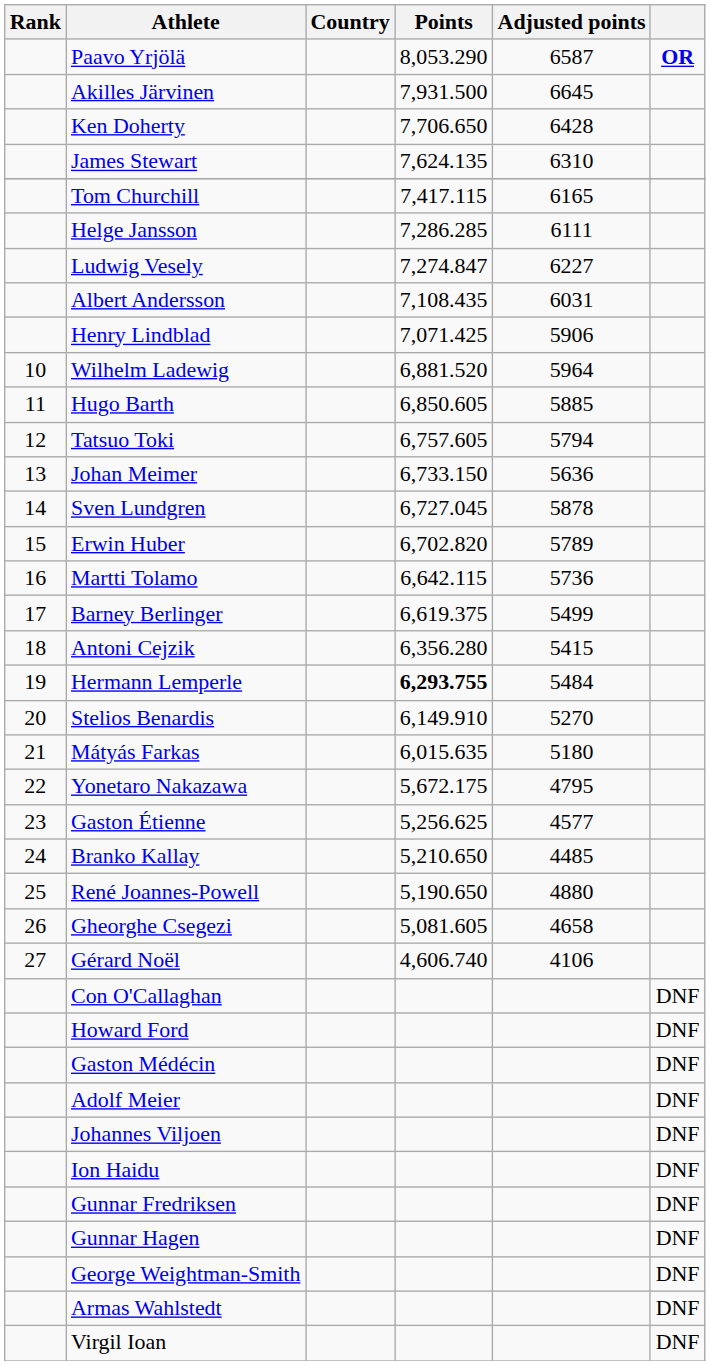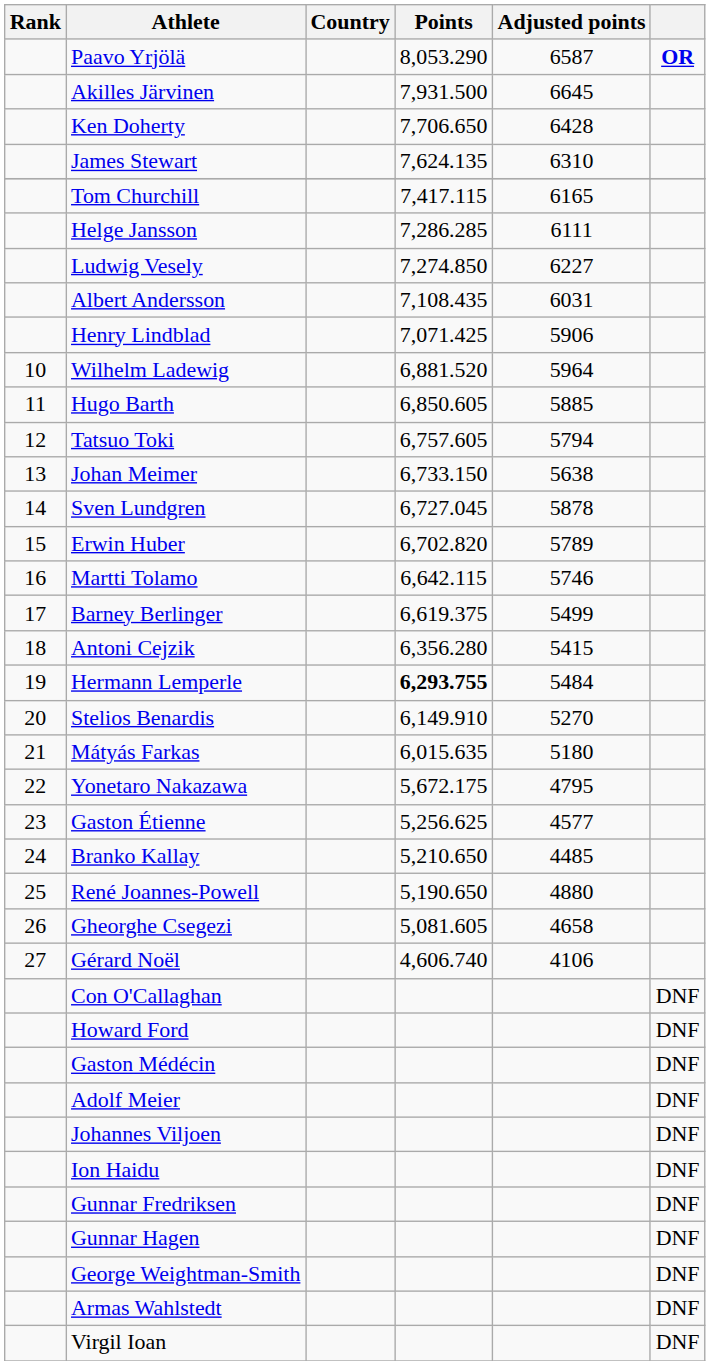(444, 265) 7,274.847 -> (444, 265) 7,274.850
(572, 473) 5636 -> (572, 473) 5638
(572, 578) 5736 -> (572, 578) 5746
